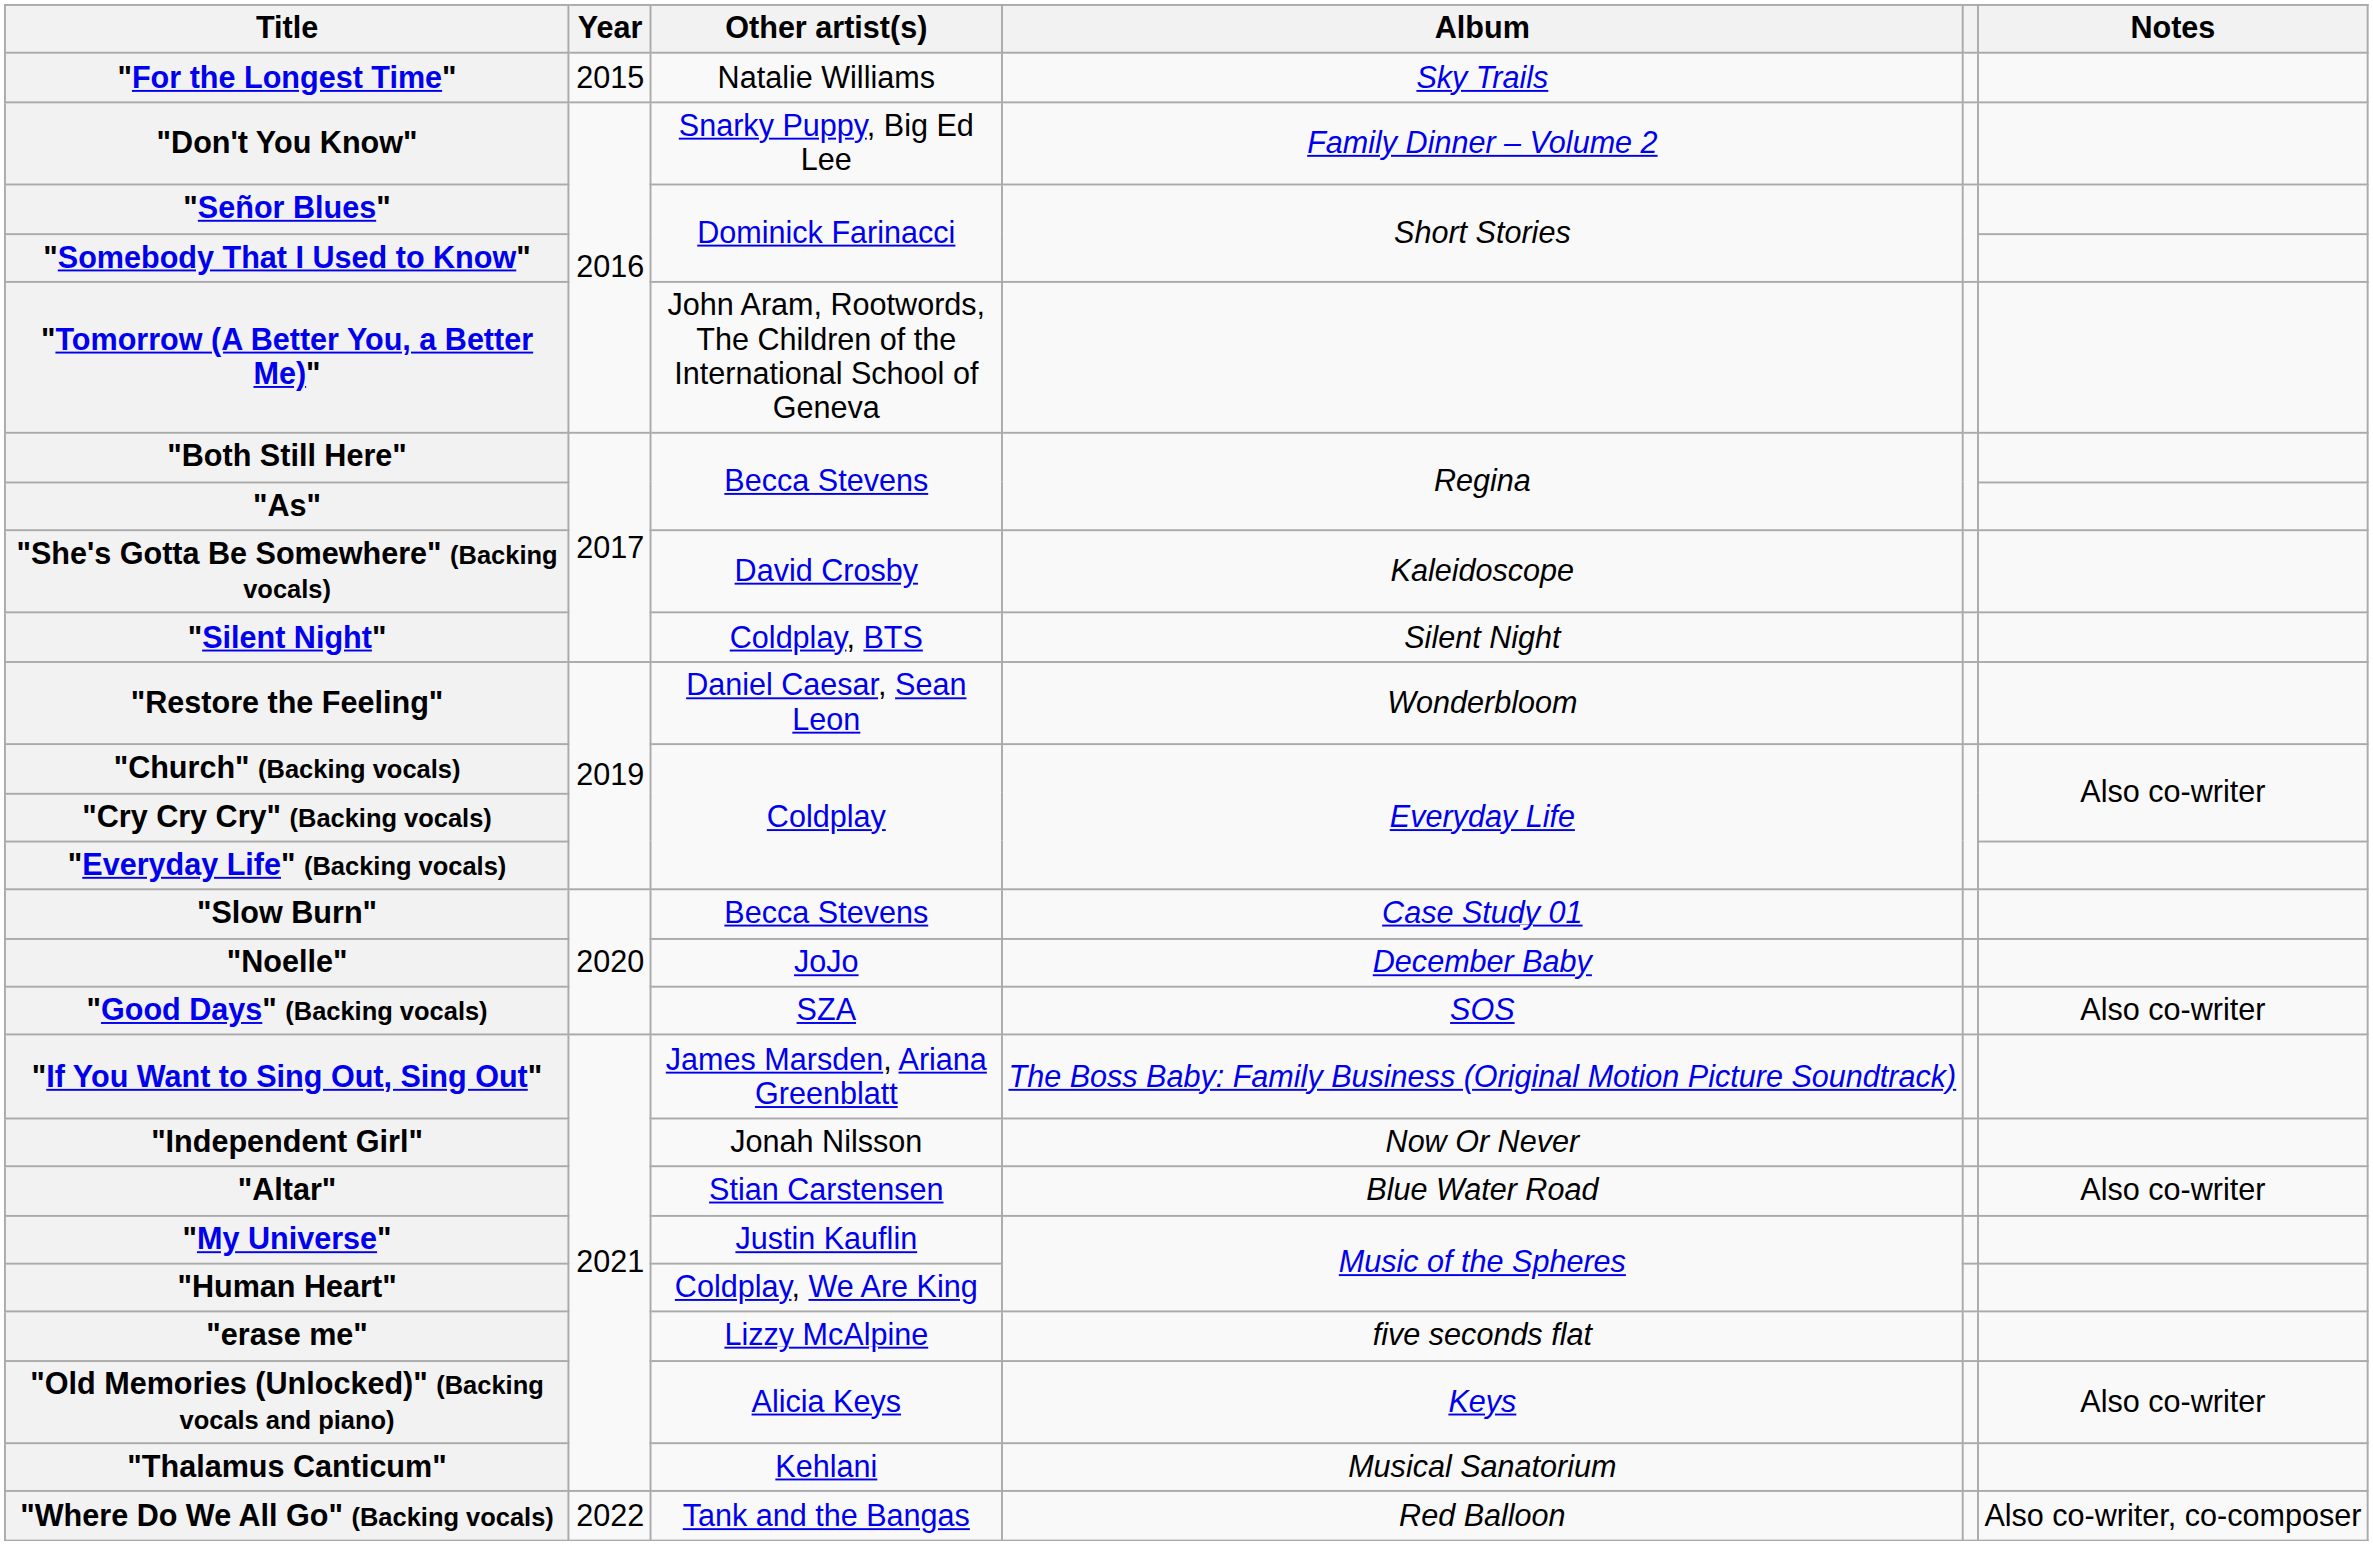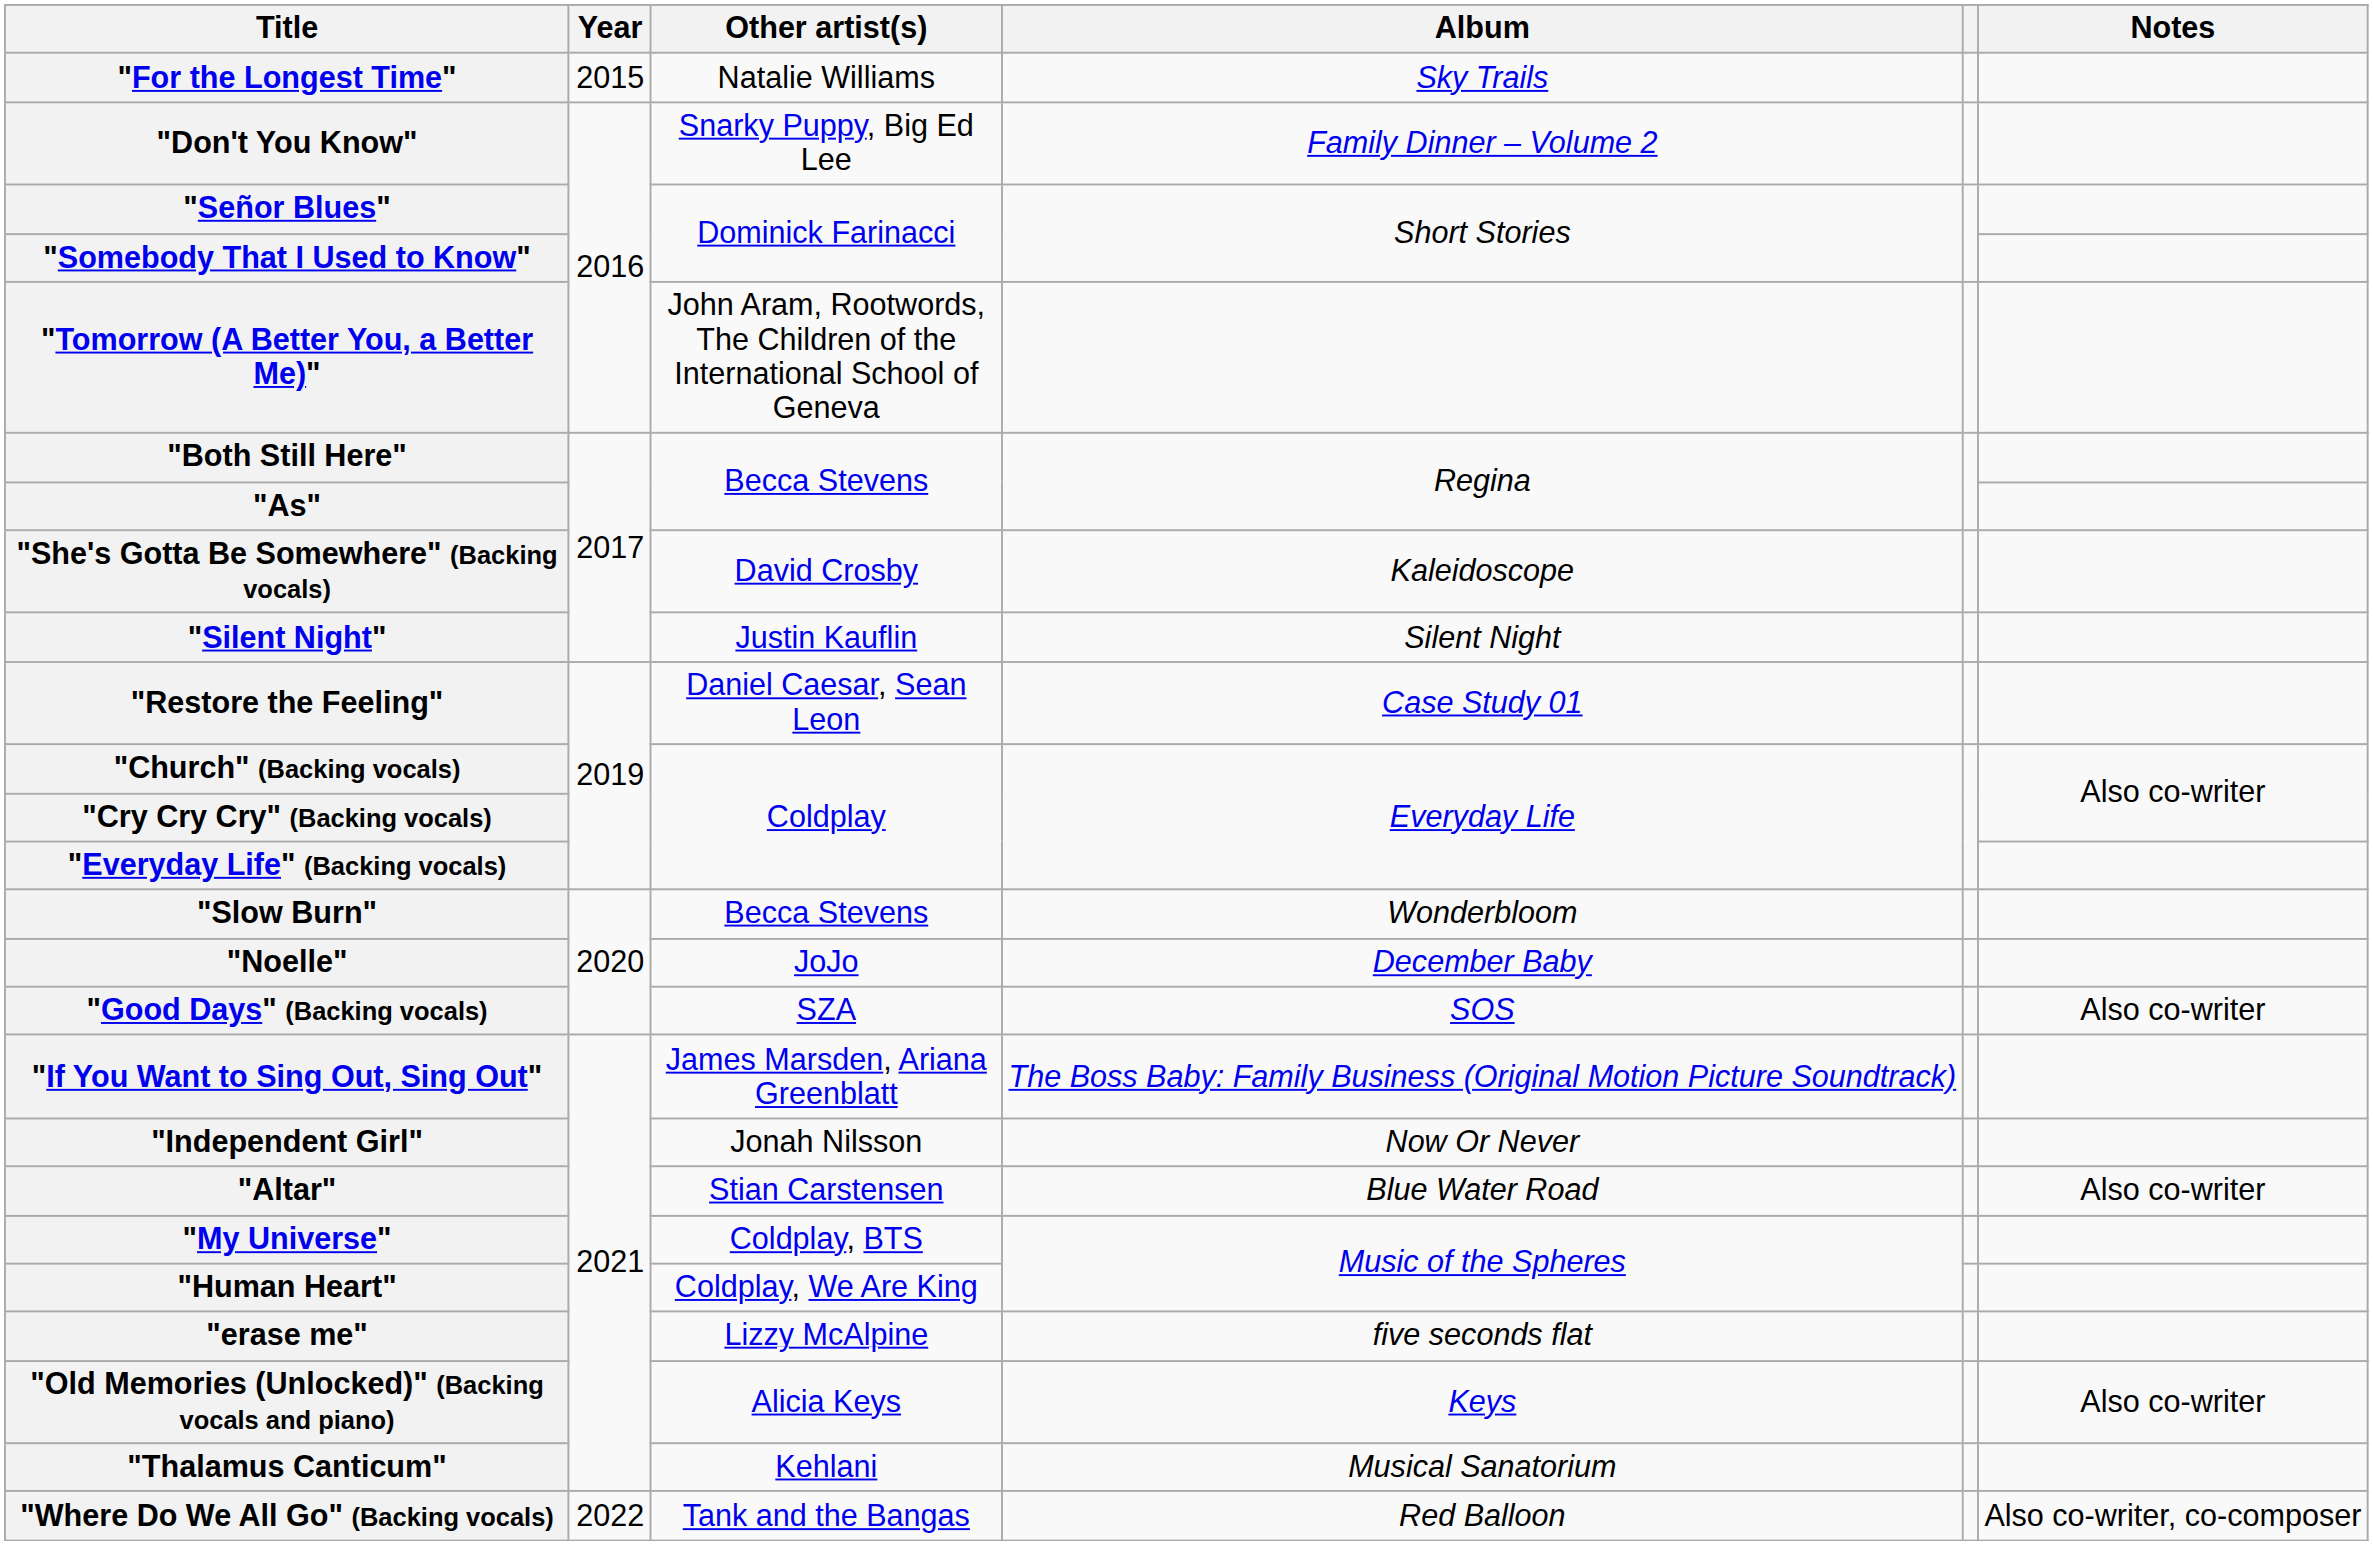(826, 636) Coldplay, BTS -> (826, 636) Justin Kauflin
(1482, 702) Wonderbloom -> (1482, 702) Case Study 01
(1482, 913) Case Study 01 -> (1482, 913) Wonderbloom
(826, 1238) Justin Kauflin -> (826, 1238) Coldplay, BTS
